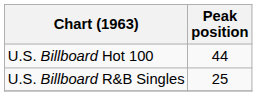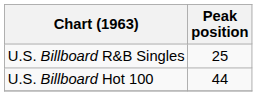rows swapped: (81, 56) <-> (96, 79)
